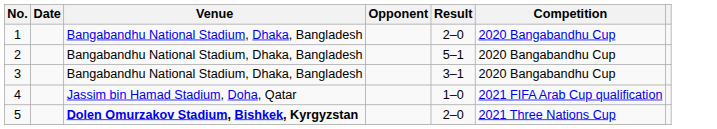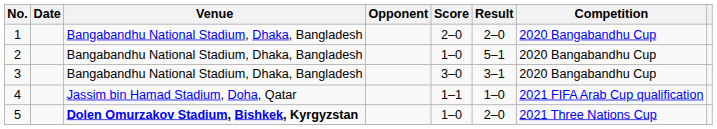+ column: (451, 14)
